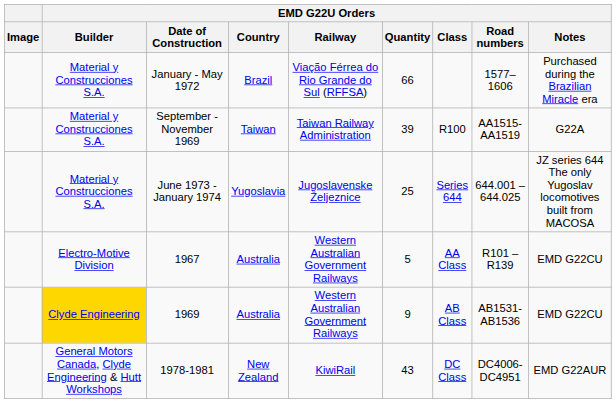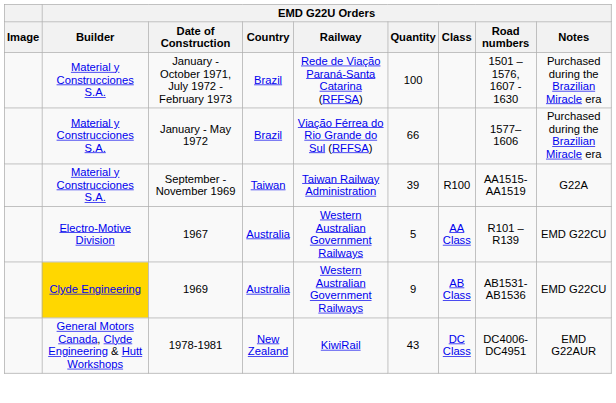+ row: (196, 80)
- row: (187, 191)
